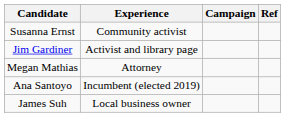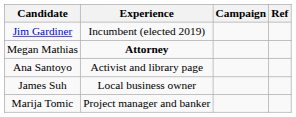- row: (42, 31)
(142, 49) Activist and library page -> (147, 31) Incumbent (elected 2019)
(142, 67) normal -> (147, 49) bold
(142, 85) Incumbent (elected 2019) -> (147, 67) Activist and library page
+ row: (42, 103)
